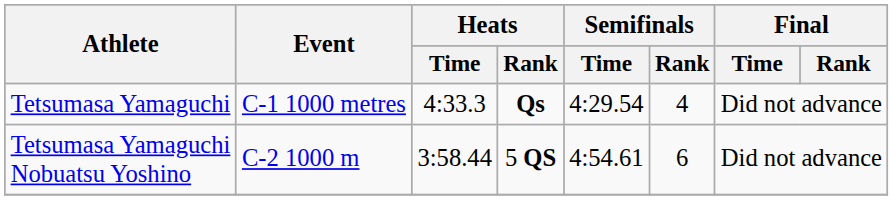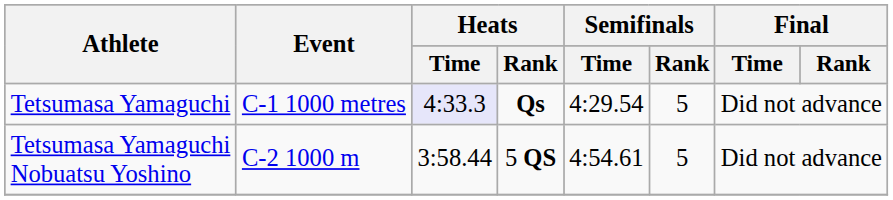(455, 104) no background -> (455, 104) lavender background
(682, 104) 4 -> (682, 104) 5
(682, 159) 6 -> (682, 159) 5
